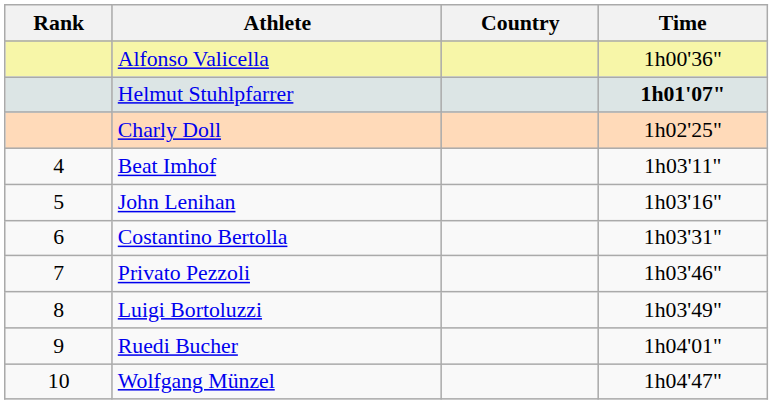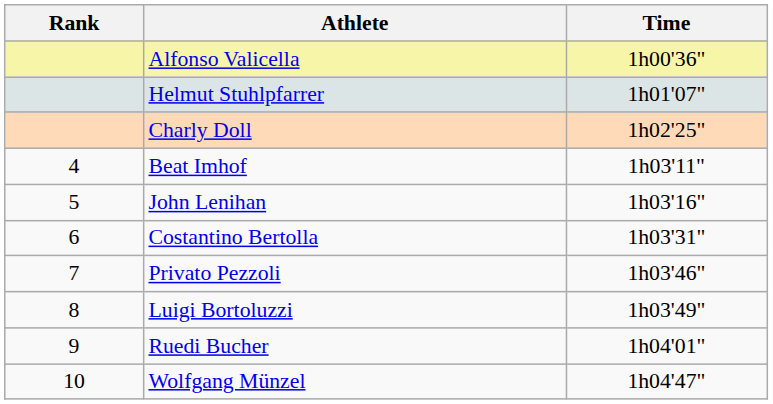- column: (520, 22)
(683, 94) bold -> (666, 94) normal
